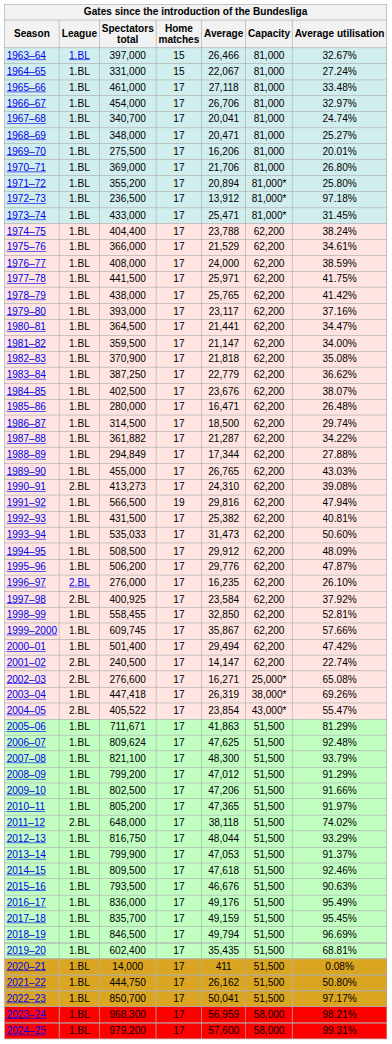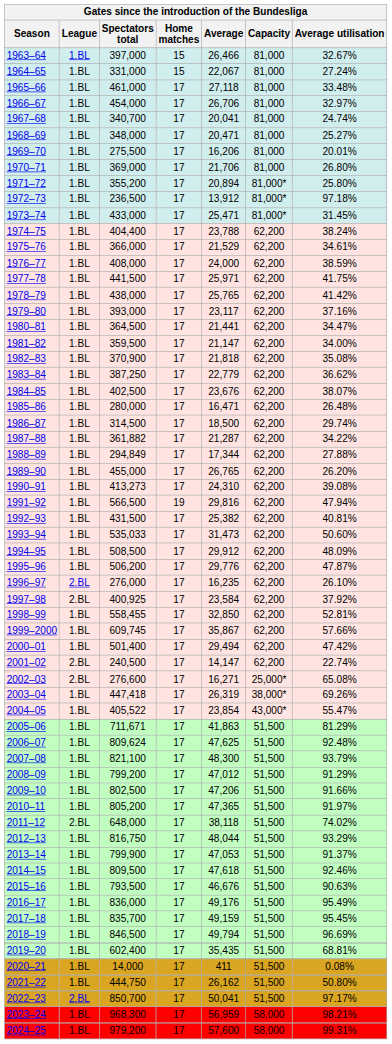(340, 471) 43.03% -> (340, 471) 26.20%
(79, 487) 2.BL -> (79, 487) 1.BL
(79, 711) 2.BL -> (79, 711) 1.BL
(79, 998) 1.BL -> (79, 998) 2.BL
